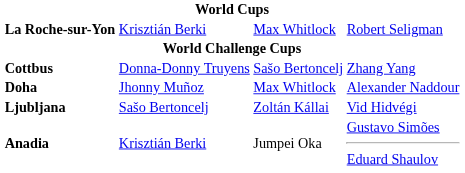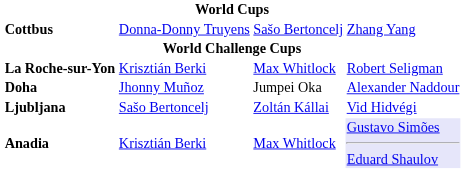rows swapped: (60, 29) <-> (29, 68)
(295, 88) Max Whitlock -> (288, 88) Jumpei Oka
(288, 143) Jumpei Oka -> (295, 143) Max Whitlock
(403, 143) no background -> (403, 143) lavender background
